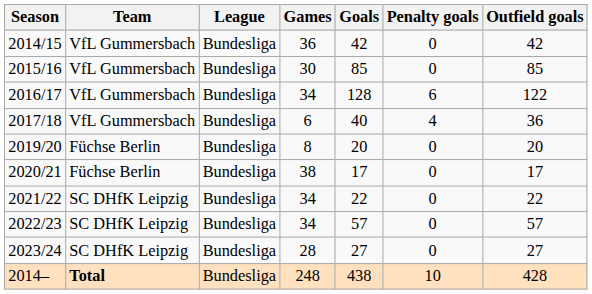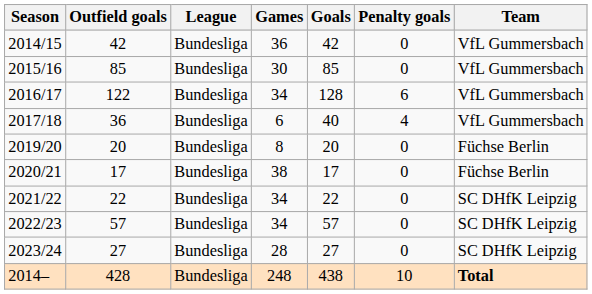columns swapped: (132, 17) <-> (535, 17)
